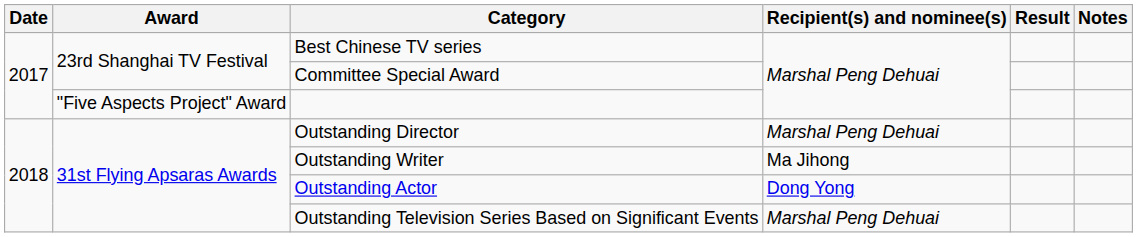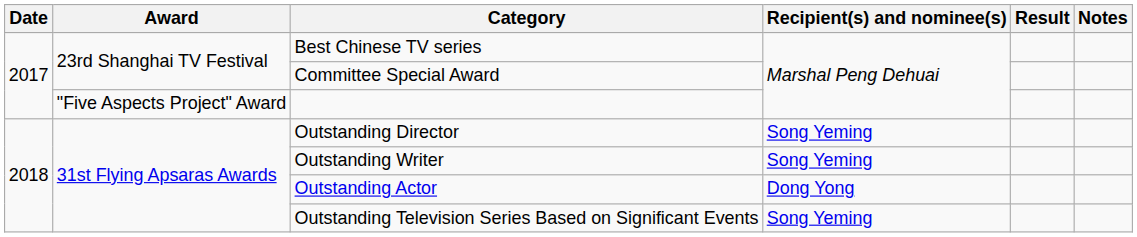(853, 132) Marshal Peng Dehuai -> (820, 132) Song Yeming
(808, 160) Ma Jihong -> (820, 160) Song Yeming
(853, 217) Marshal Peng Dehuai -> (820, 217) Song Yeming
